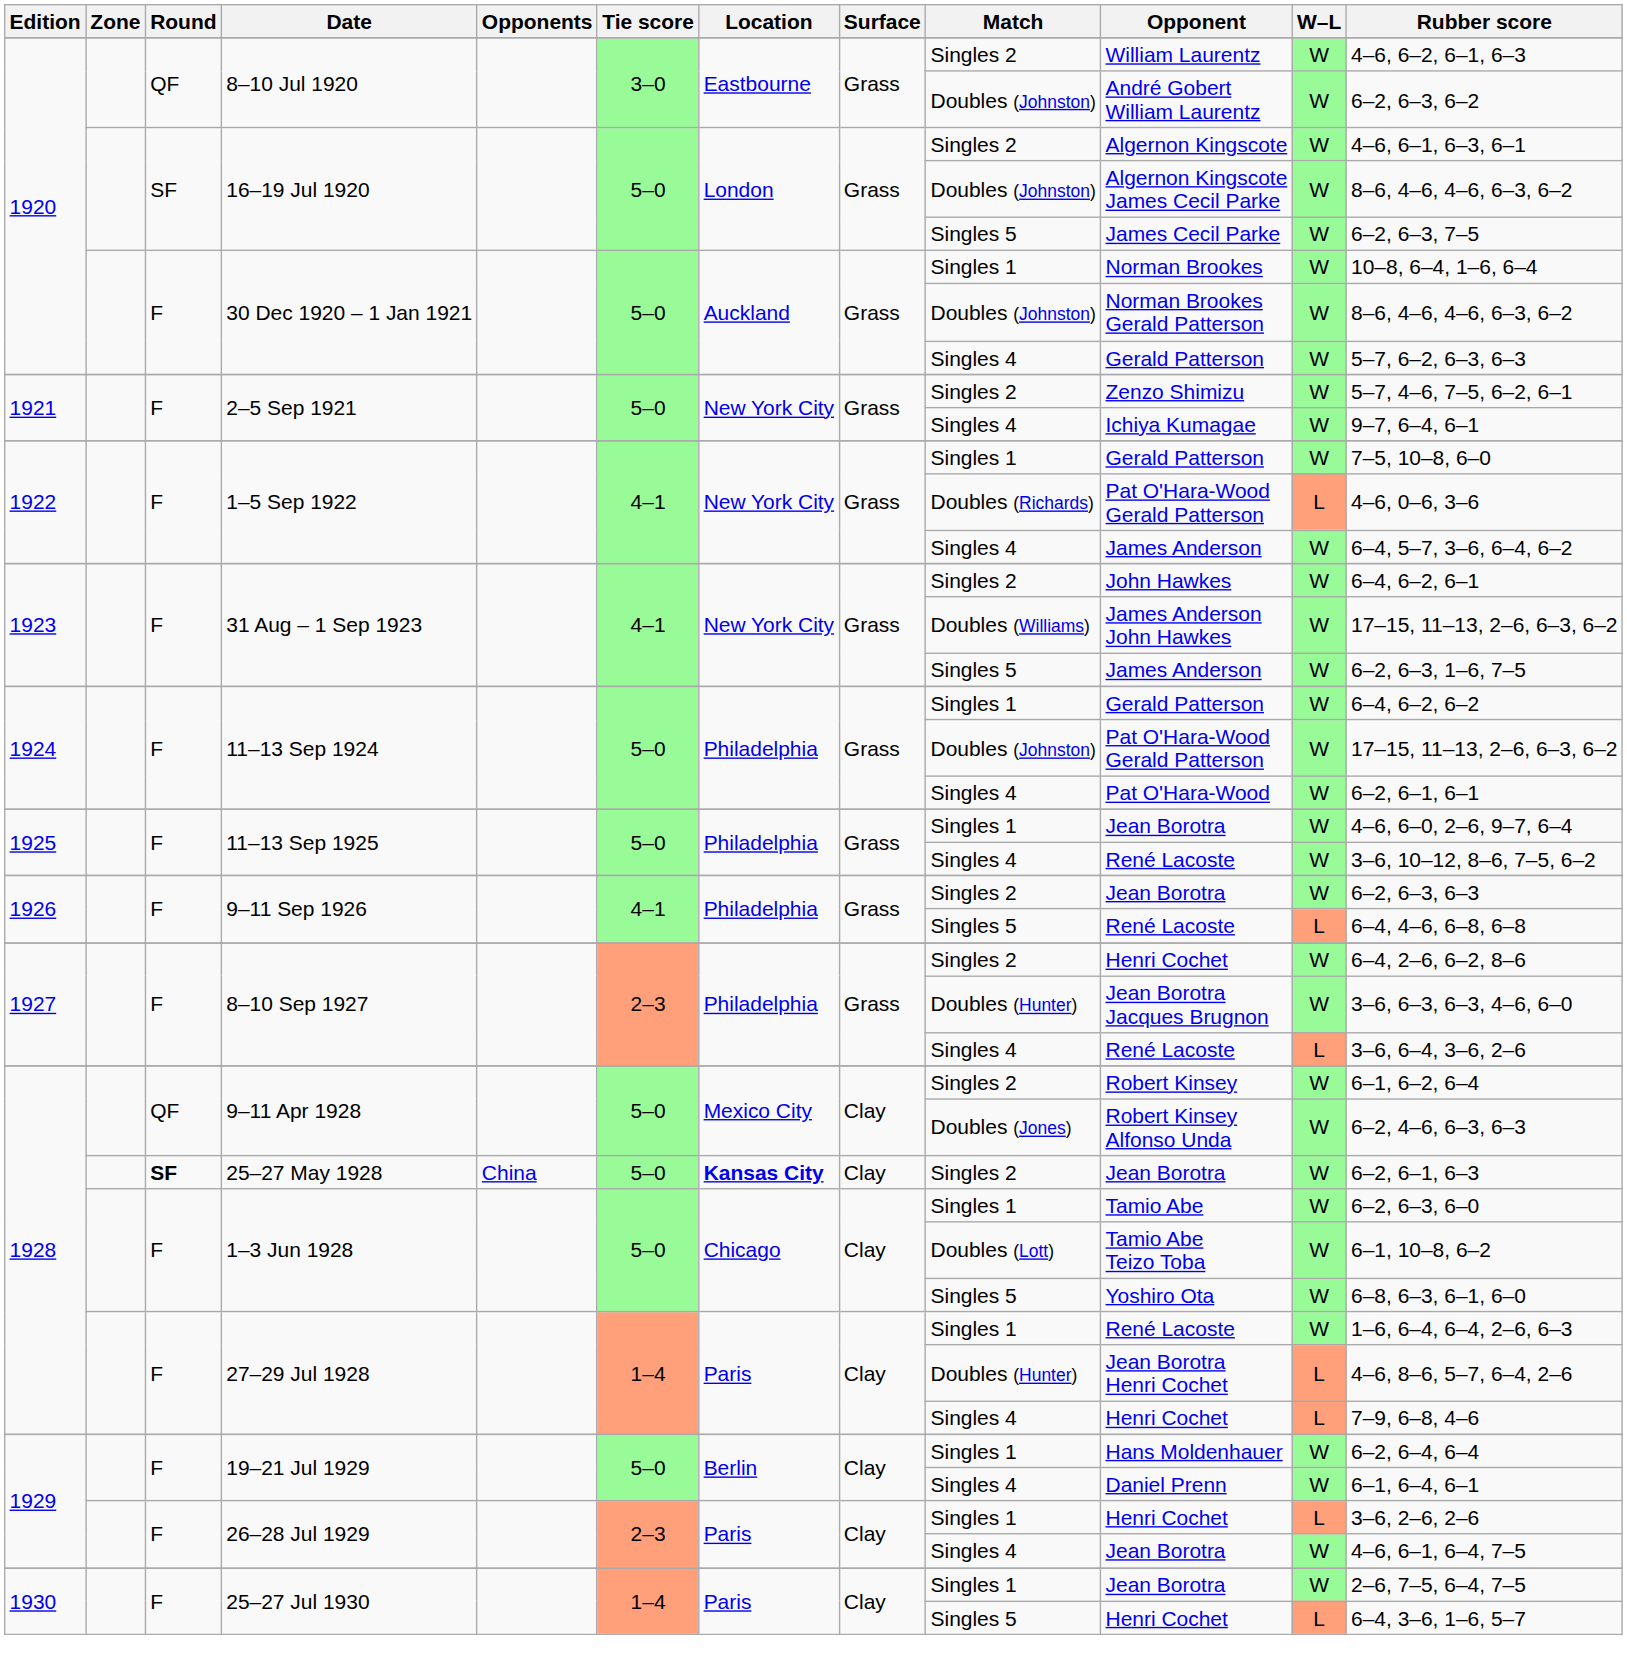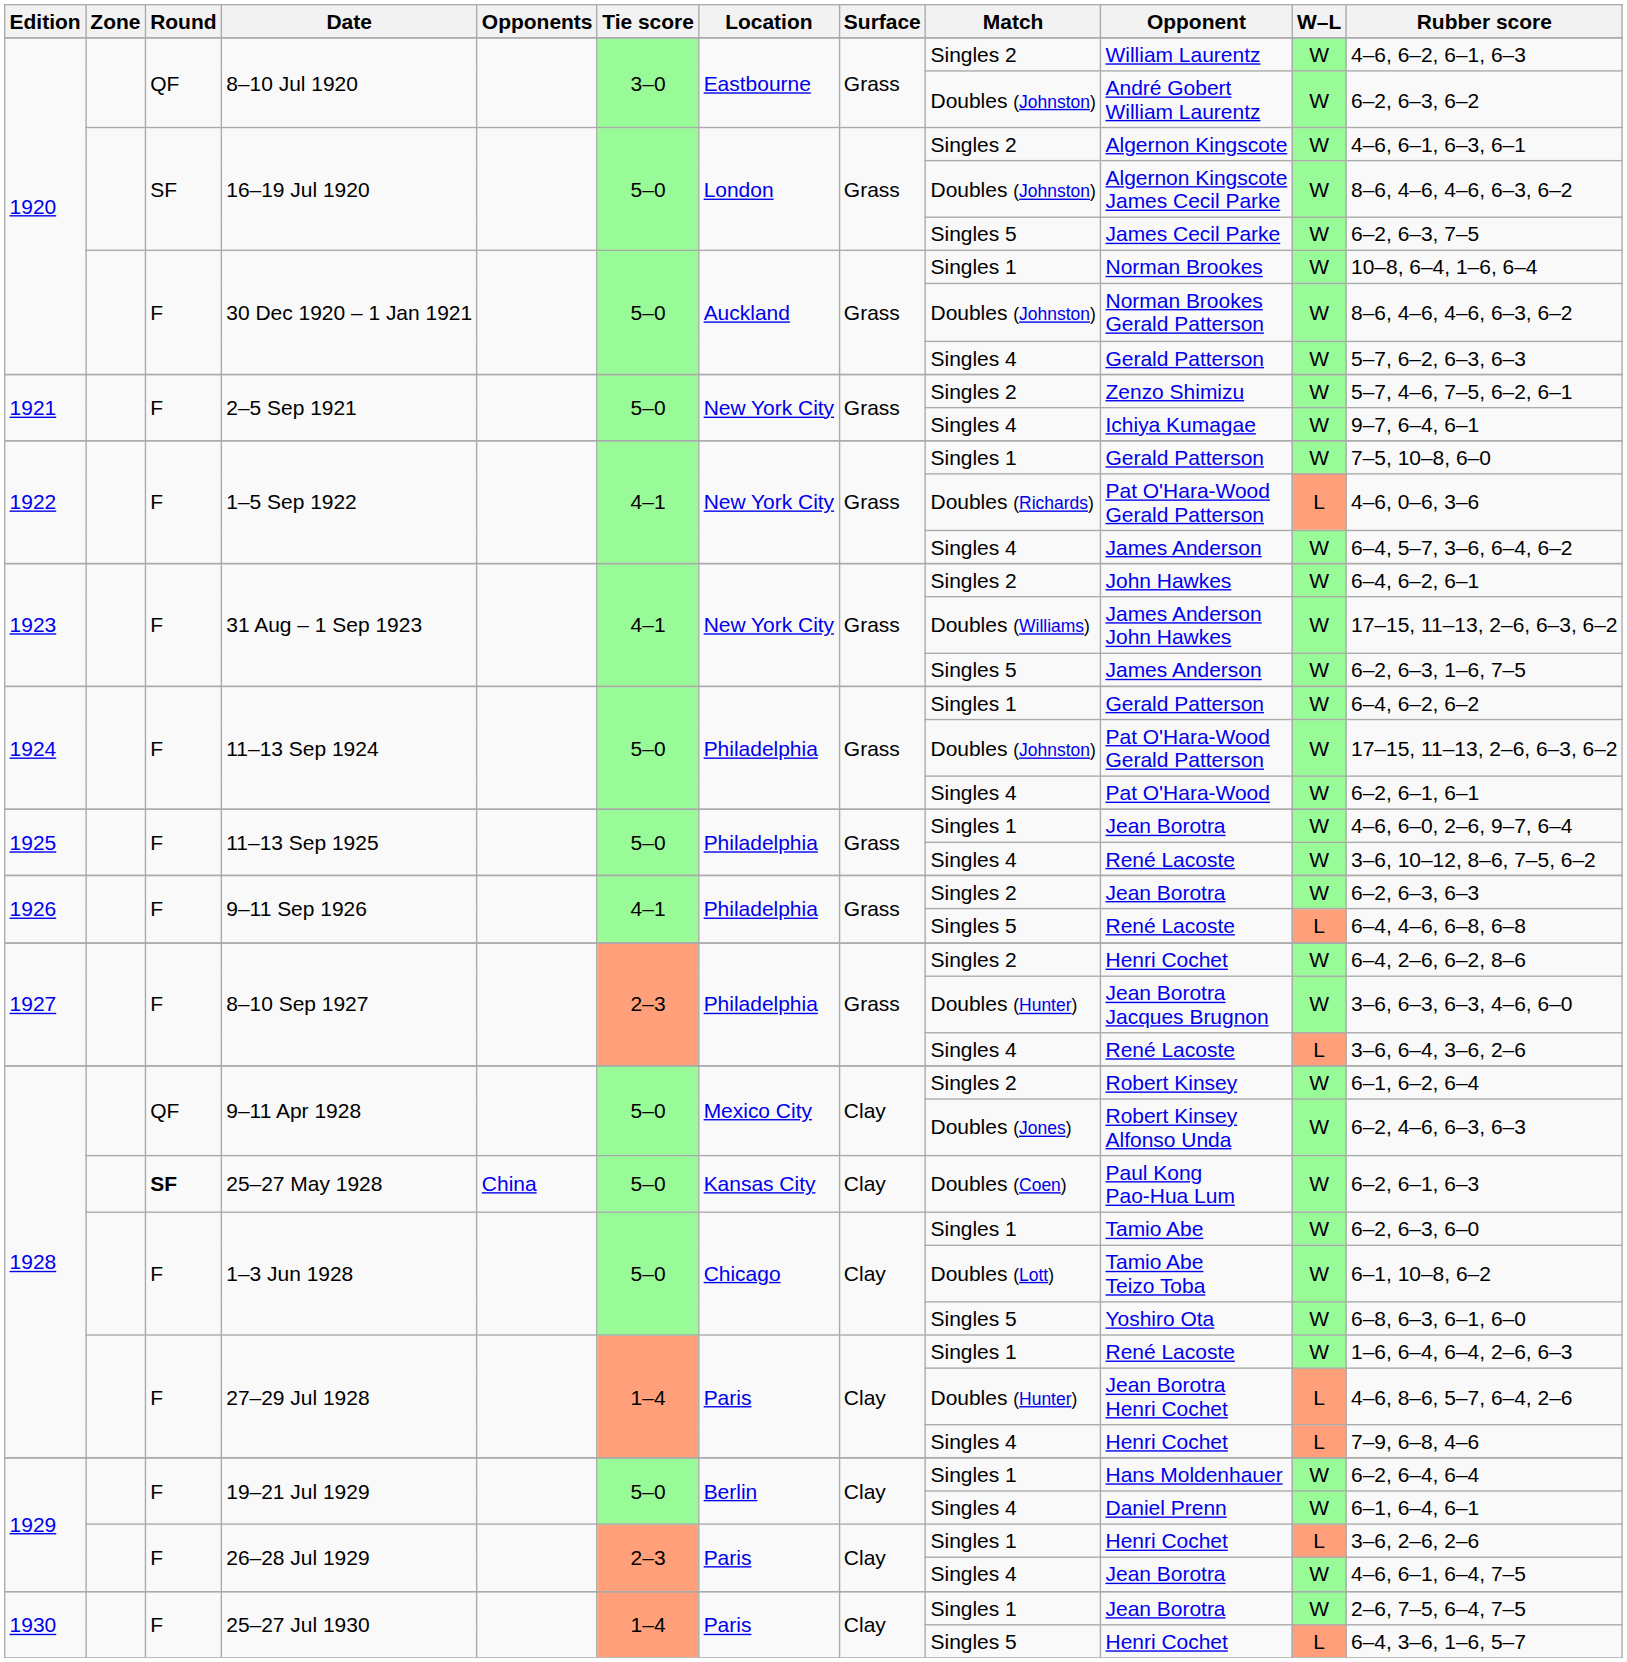(764, 1172) bold -> (760, 1184) normal
(974, 1172) Singles 2 -> (999, 1184) Doubles (Coen)
(1166, 1172) Jean Borotra -> (1170, 1184) Paul Kong Pao-Hua Lum
